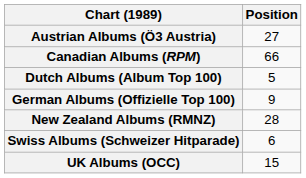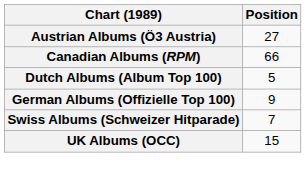- row: (123, 120)
(272, 141) 6 -> (272, 120) 7
